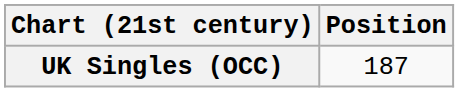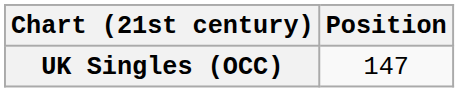(386, 67) 187 -> (386, 67) 147
